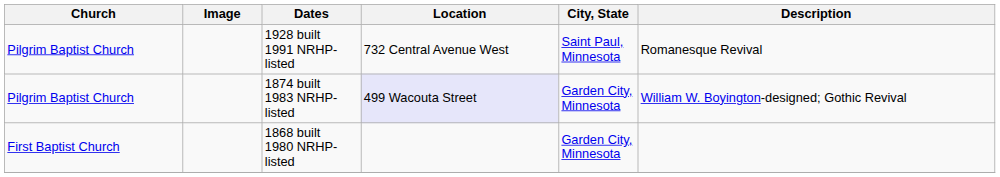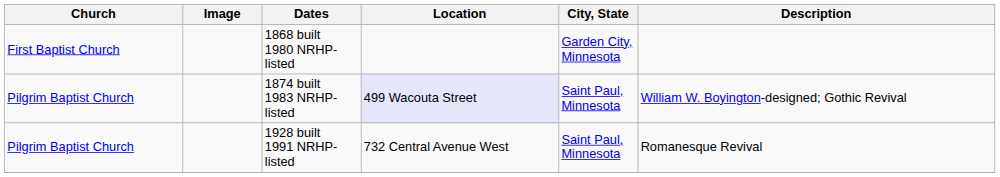rows swapped: (301, 147) <-> (301, 49)
(597, 98) Garden City, Minnesota -> (592, 98) Saint Paul, Minnesota
